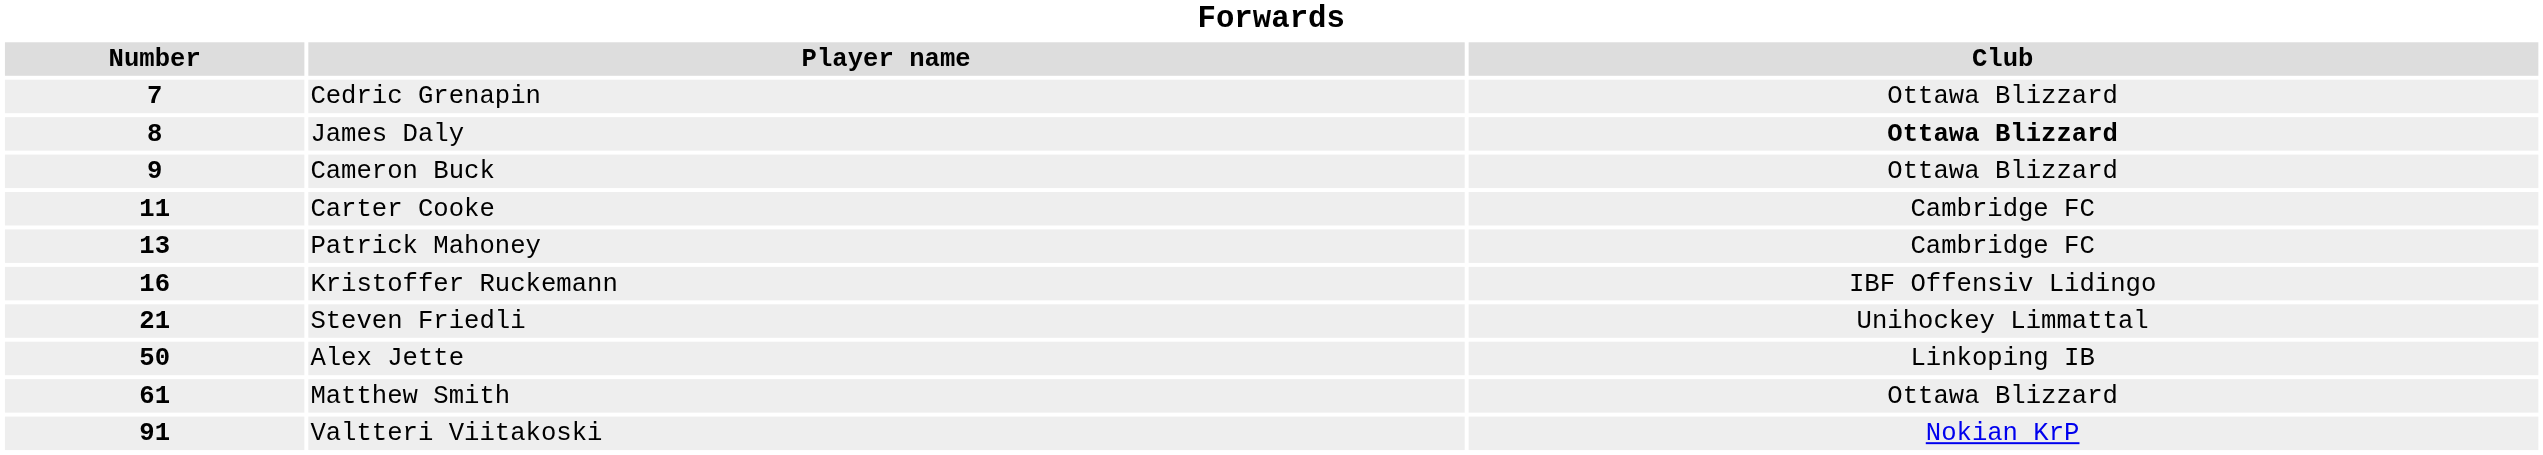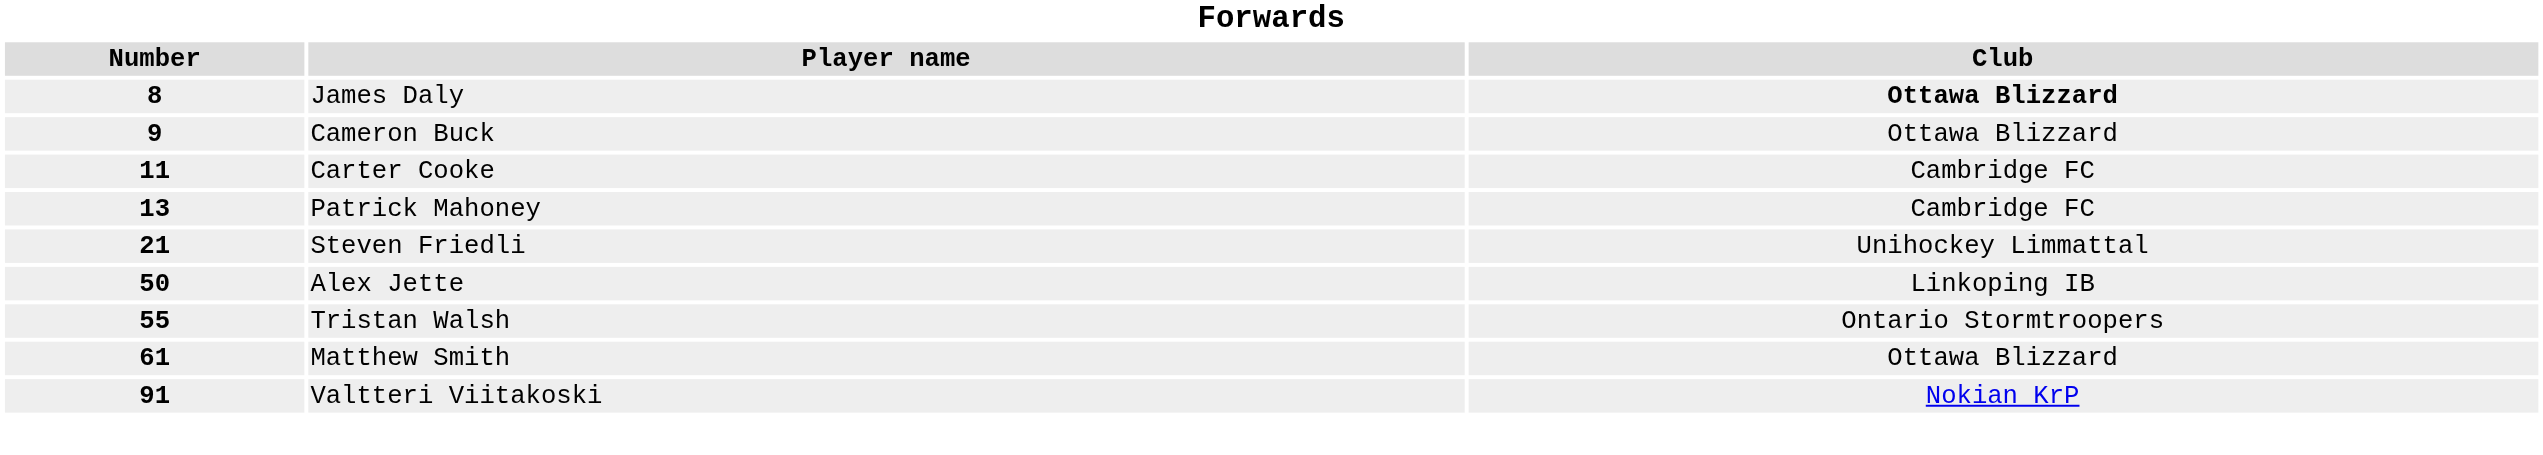- row: (426, 96)
- row: (464, 284)
+ row: (410, 321)
